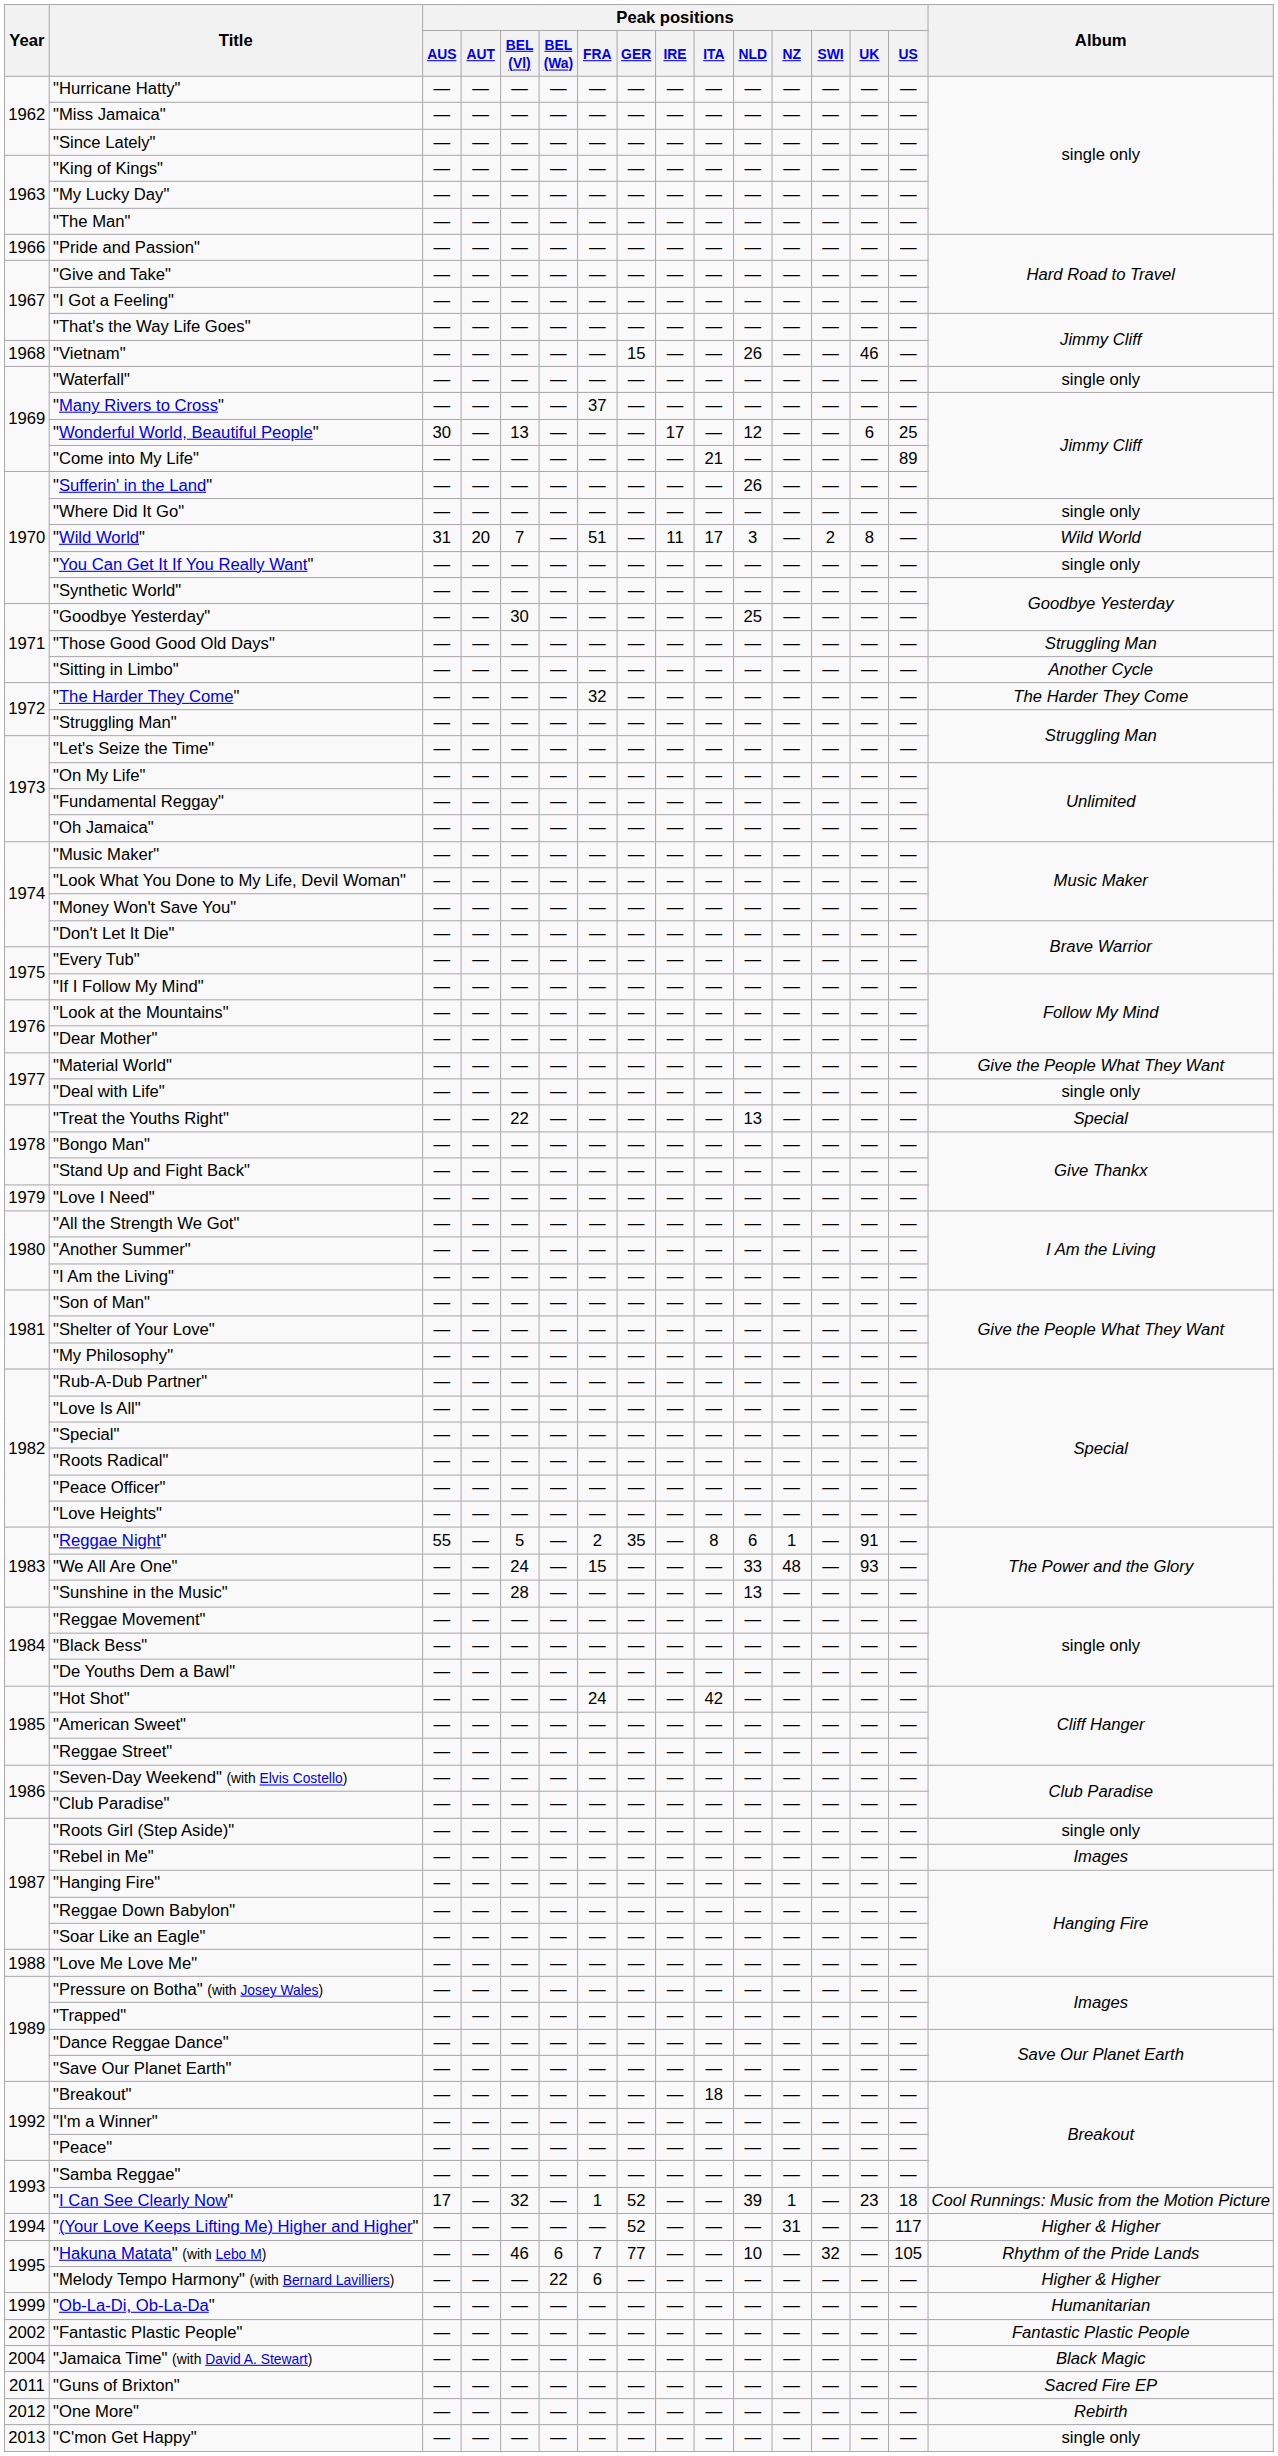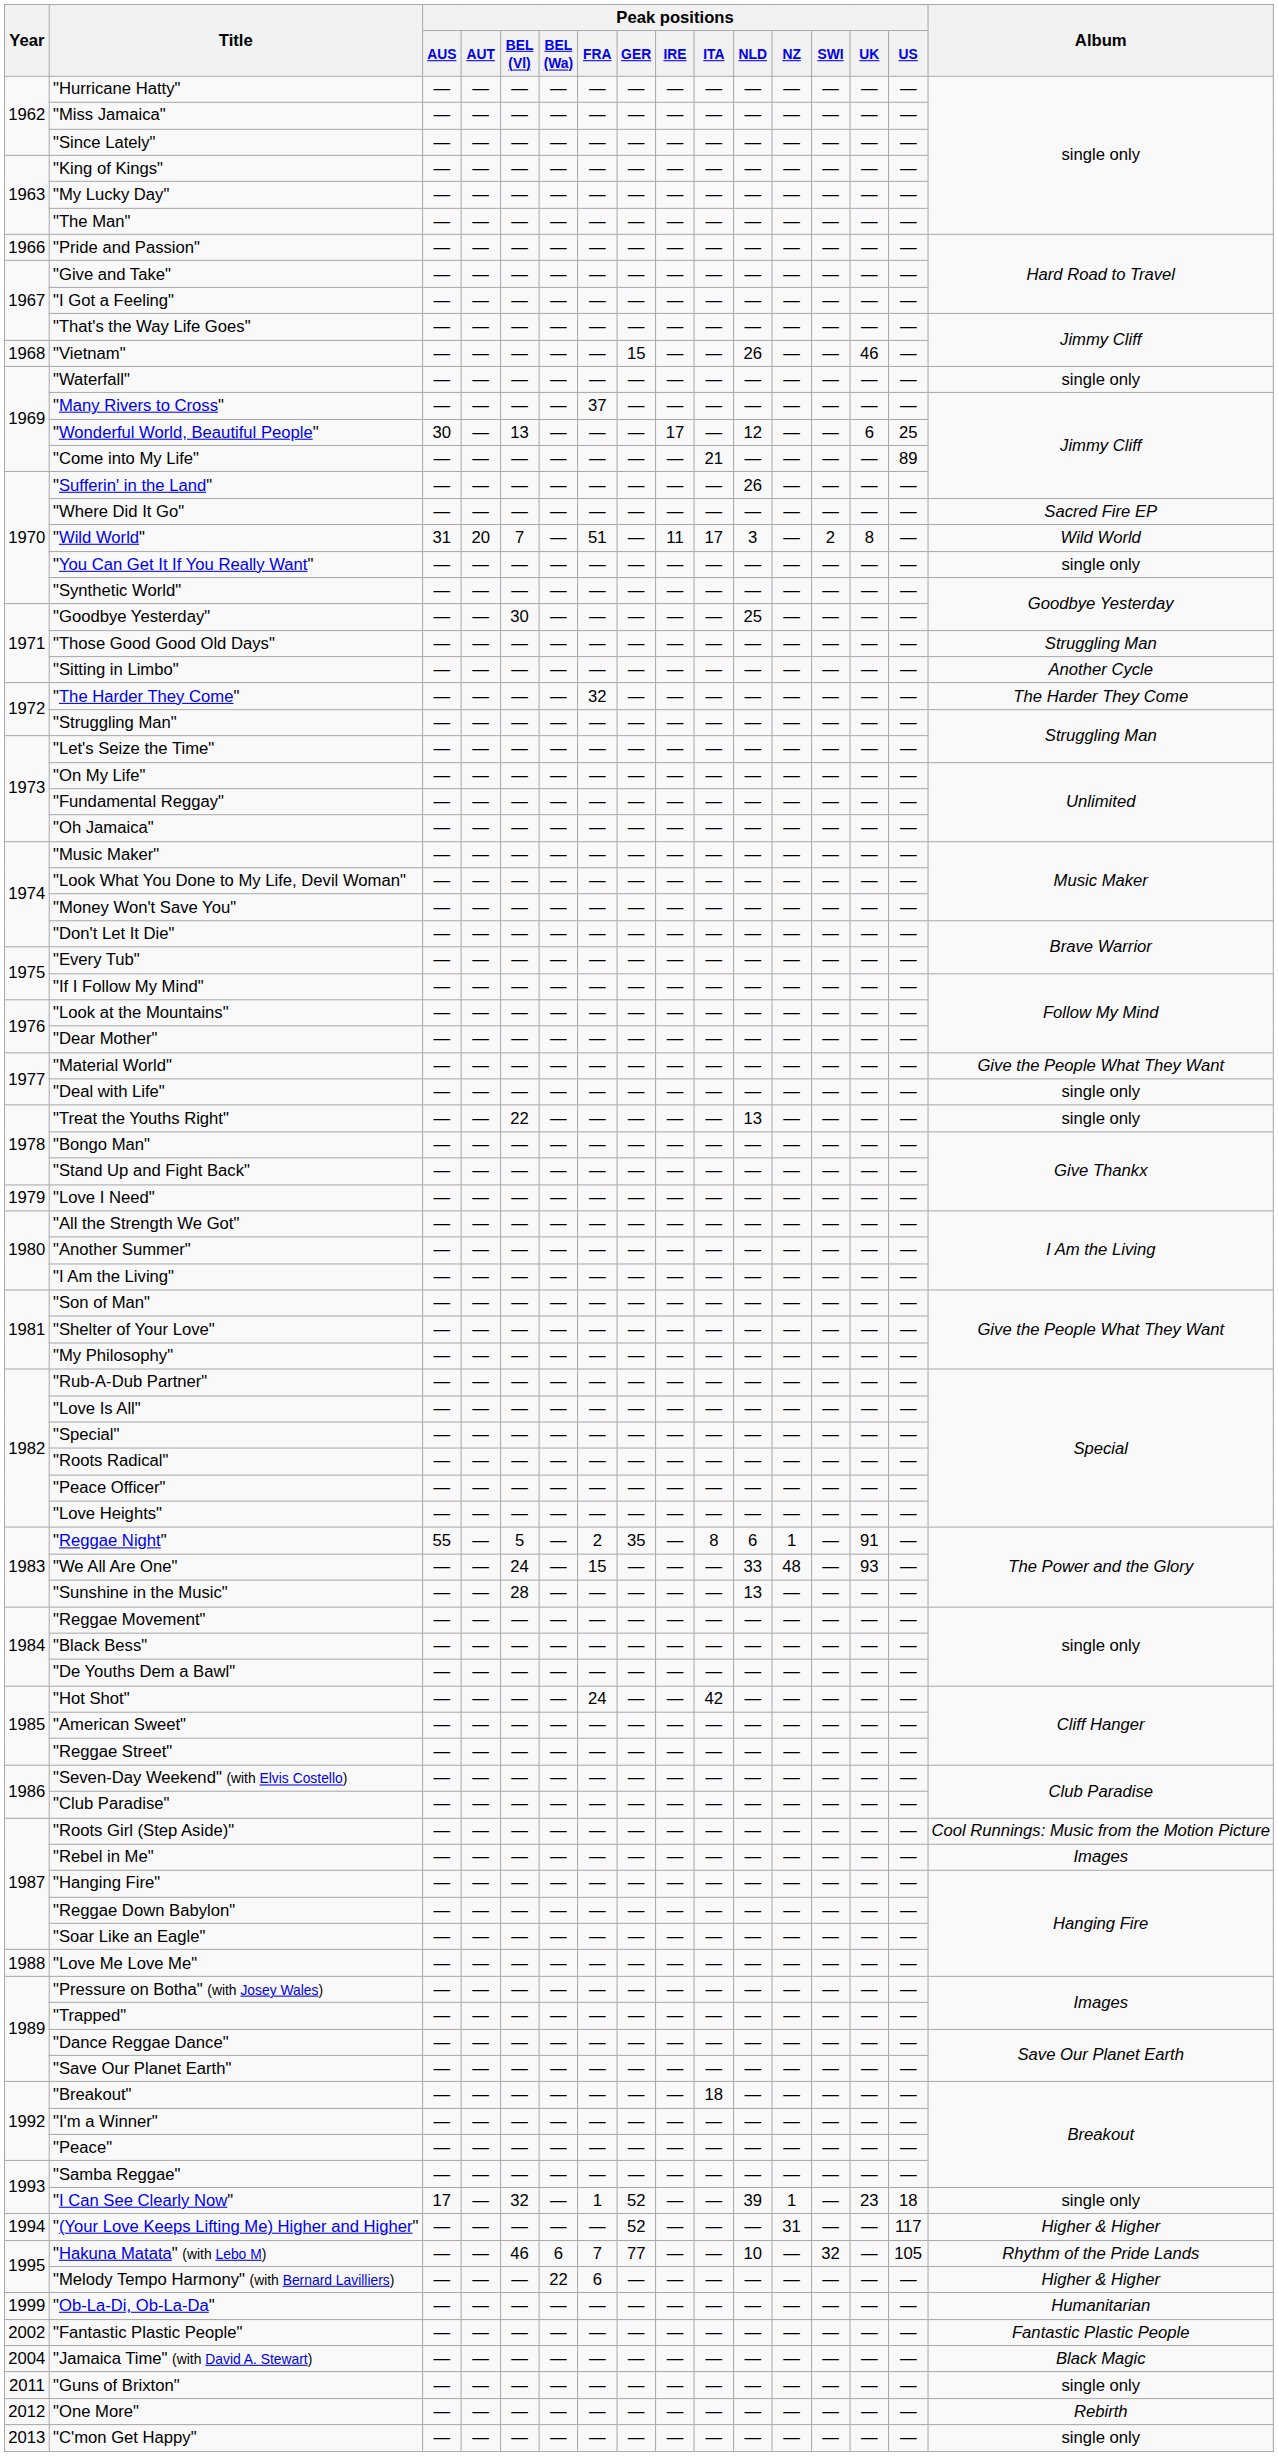(1101, 511) single only -> (1101, 511) Sacred Fire EP
(1101, 1118) Special -> (1101, 1118) single only
(1101, 1830) single only -> (1101, 1830) Cool Runnings: Music from the Motion Picture
(1101, 2200) Cool Runnings: Music from the Motion Picture -> (1101, 2200) single only
(1101, 2385) Sacred Fire EP -> (1101, 2385) single only
